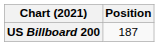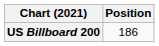(128, 32) 187 -> (128, 32) 186
